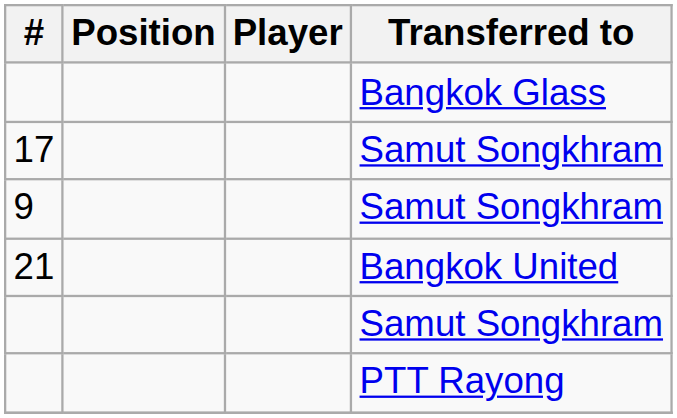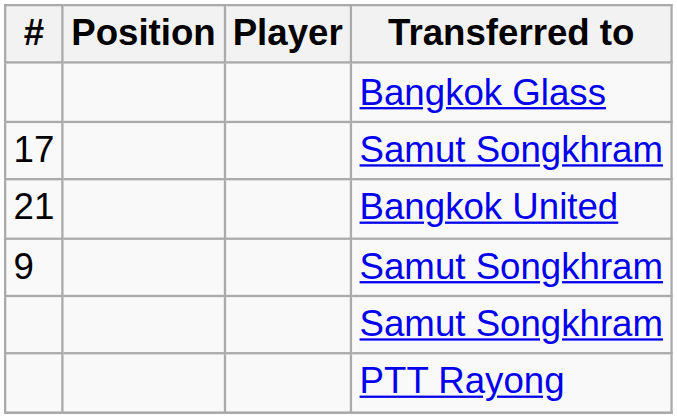rows swapped: (34, 265) <-> (24, 207)
